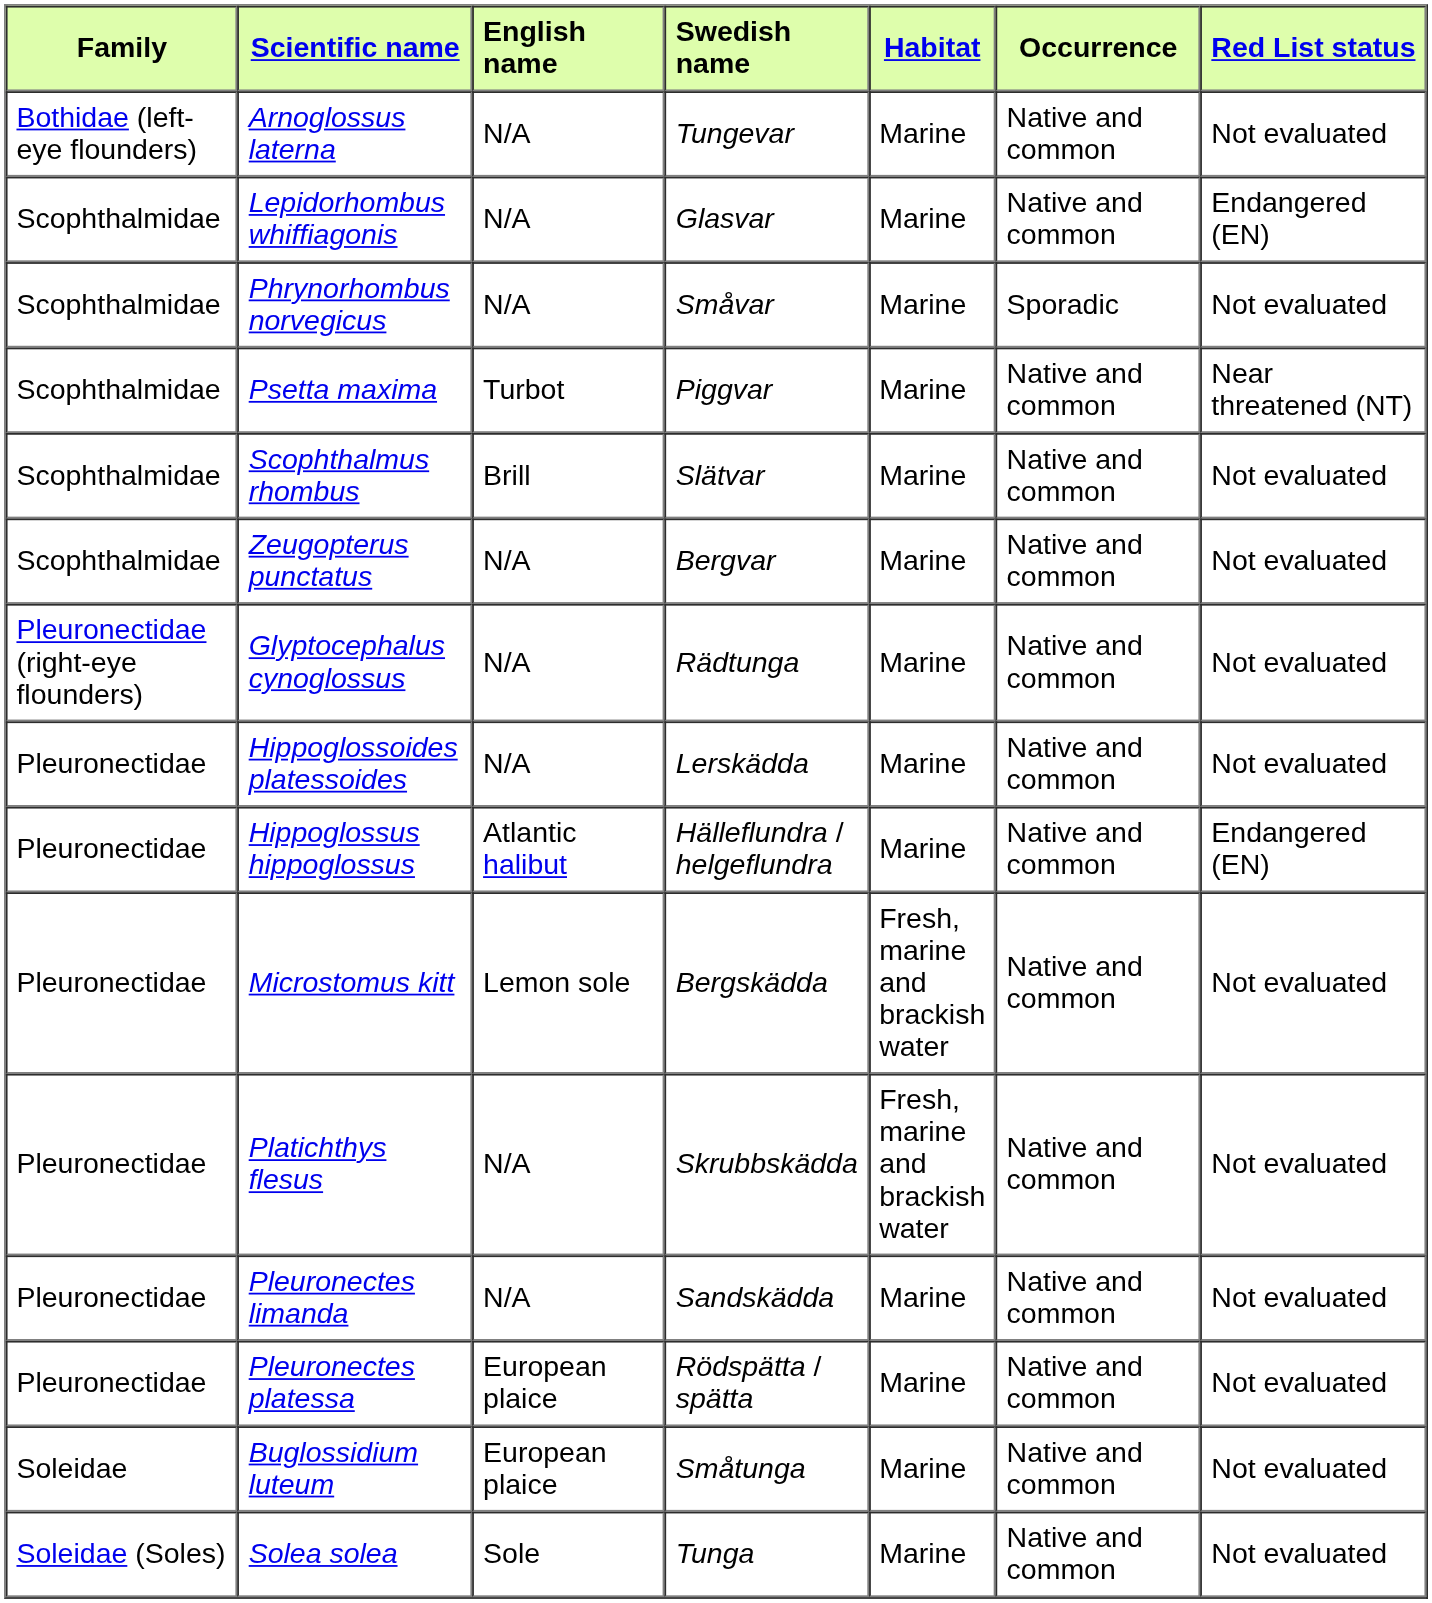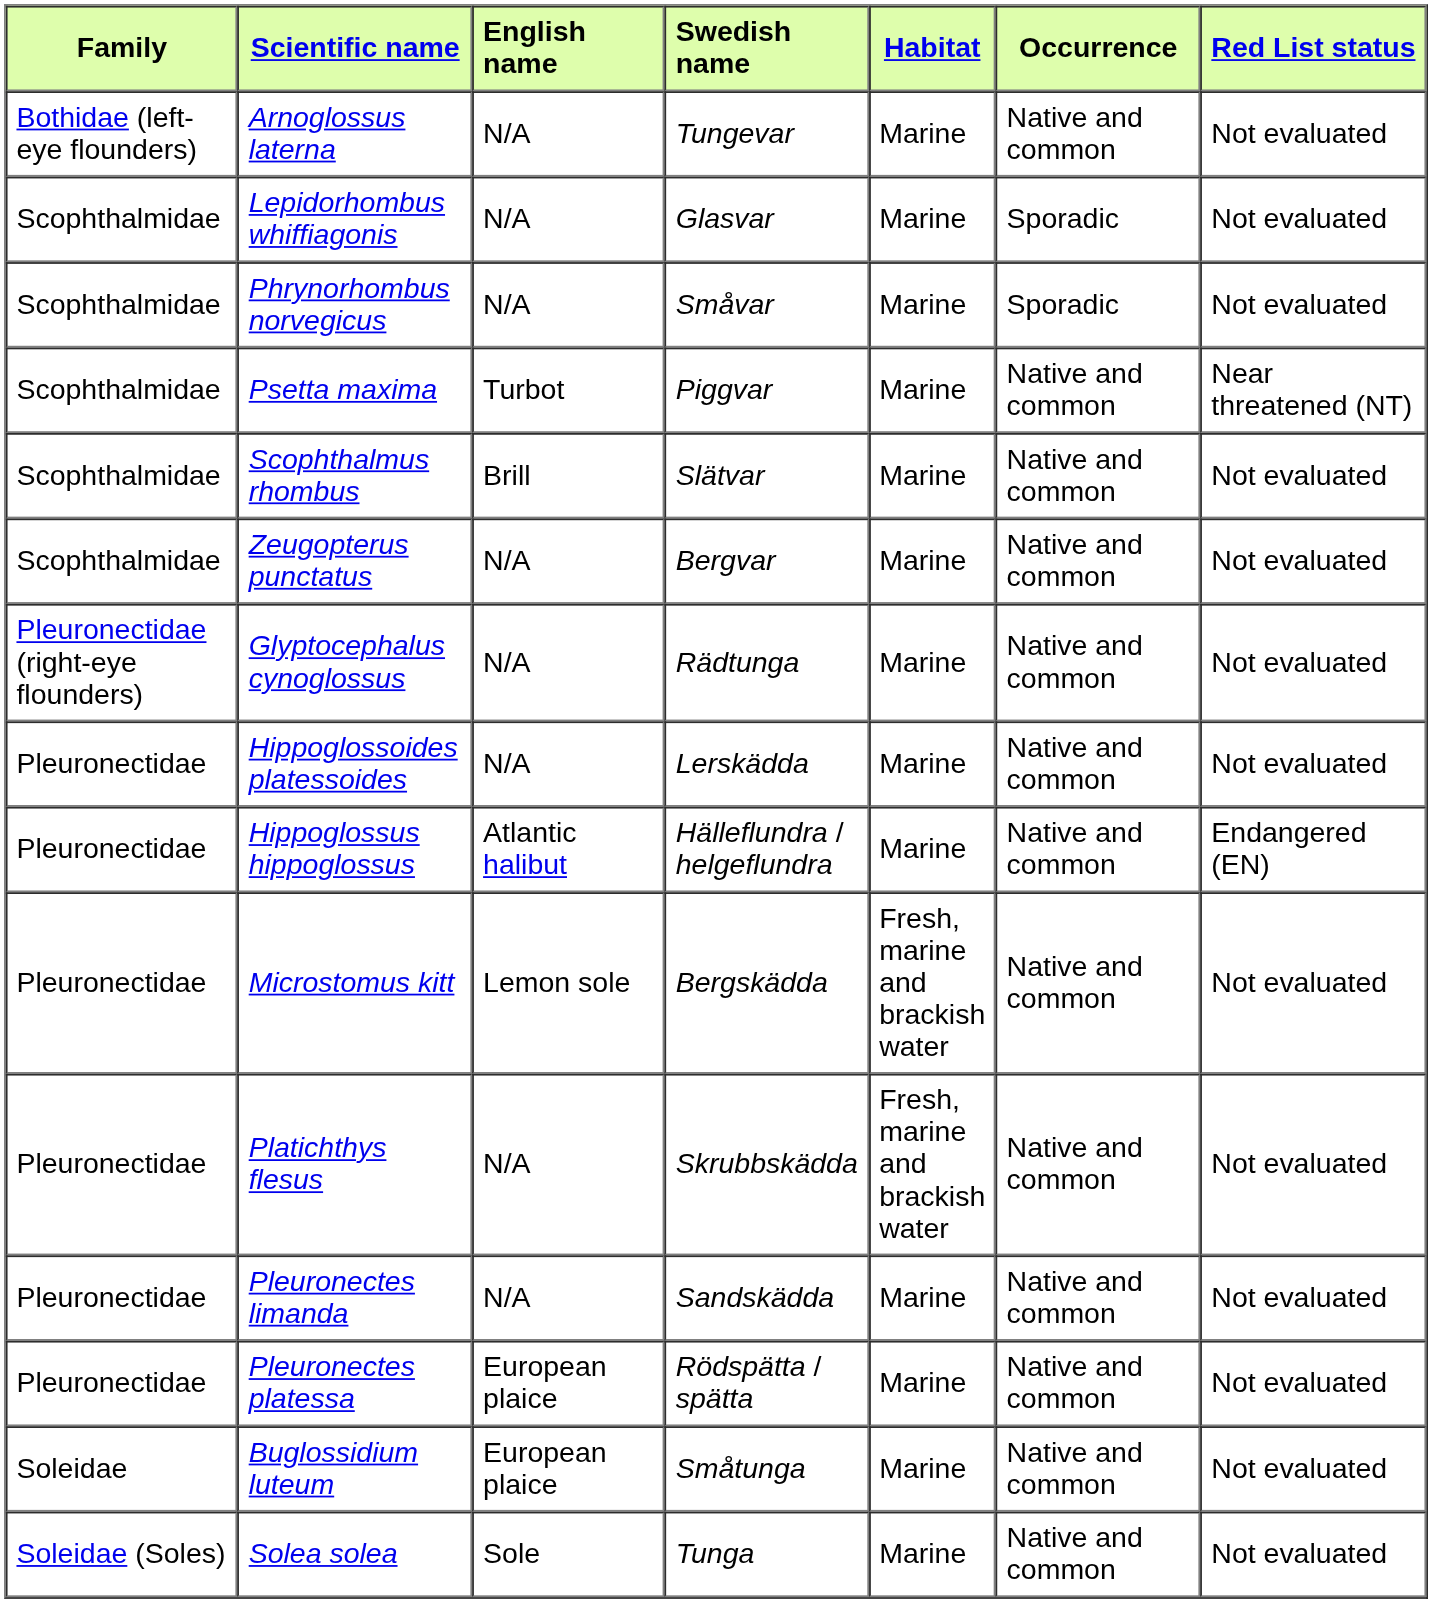(1075, 218) Native and common -> (1063, 218) Sporadic
(1289, 218) Endangered (EN) -> (1299, 218) Not evaluated
